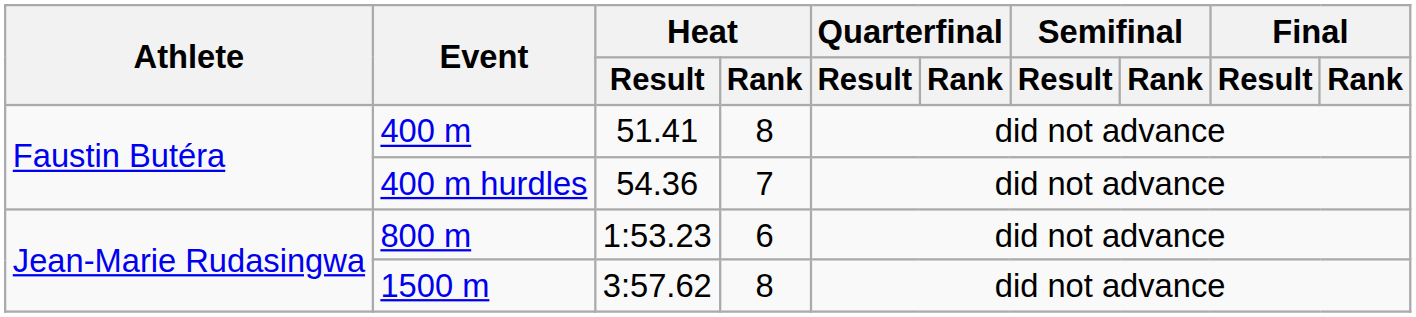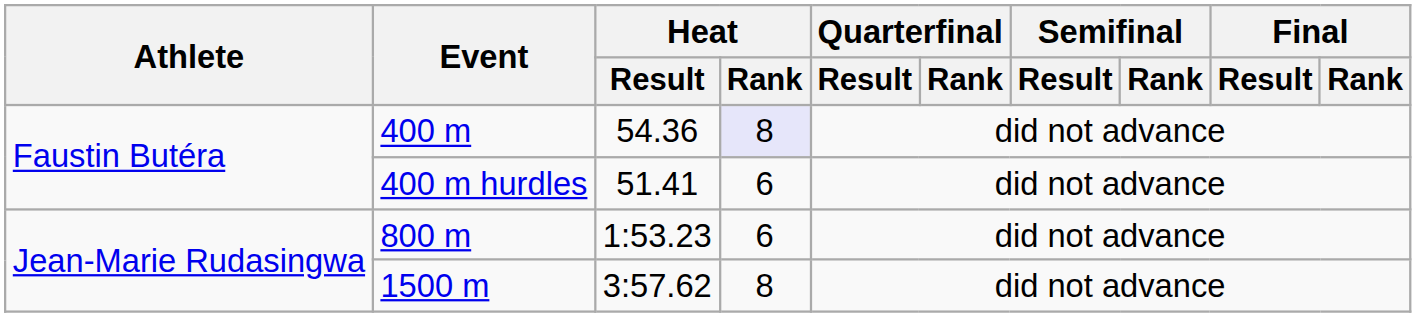(657, 132) 51.41 -> (657, 132) 54.36
(765, 132) no background -> (765, 132) lavender background
(657, 183) 54.36 -> (657, 183) 51.41
(765, 183) 7 -> (765, 183) 6
